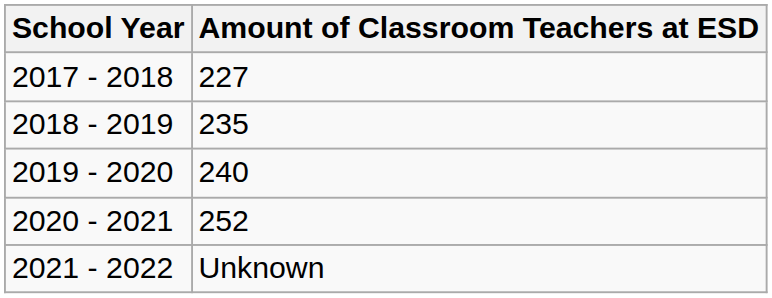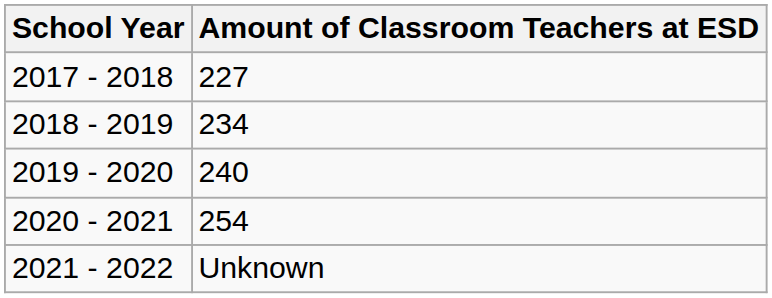(224, 124) 235 -> (224, 124) 234
(224, 220) 252 -> (224, 220) 254
